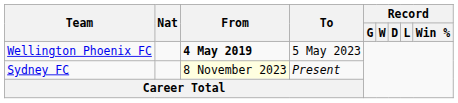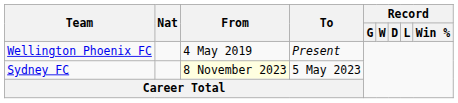(218, 51) bold -> (218, 51) normal
(327, 51) 5 May 2023 -> (316, 51) Present
(316, 70) Present -> (327, 70) 5 May 2023
